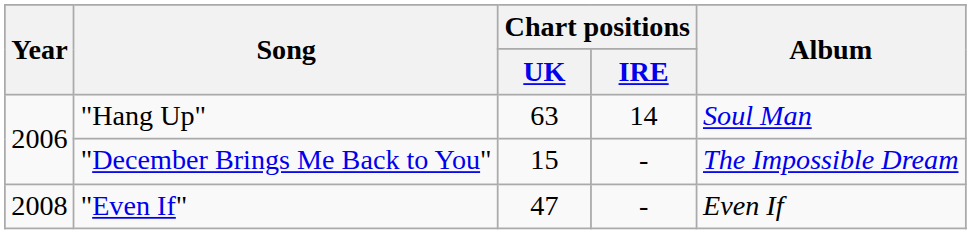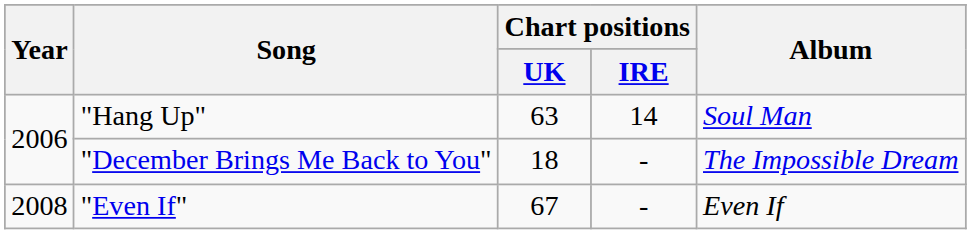(544, 160) 15 -> (544, 160) 18
(544, 205) 47 -> (544, 205) 67
